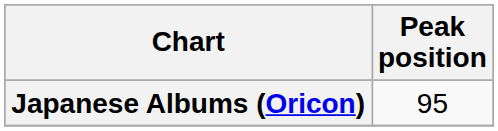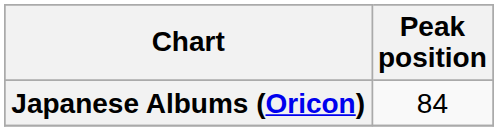(432, 102) 95 -> (432, 102) 84
